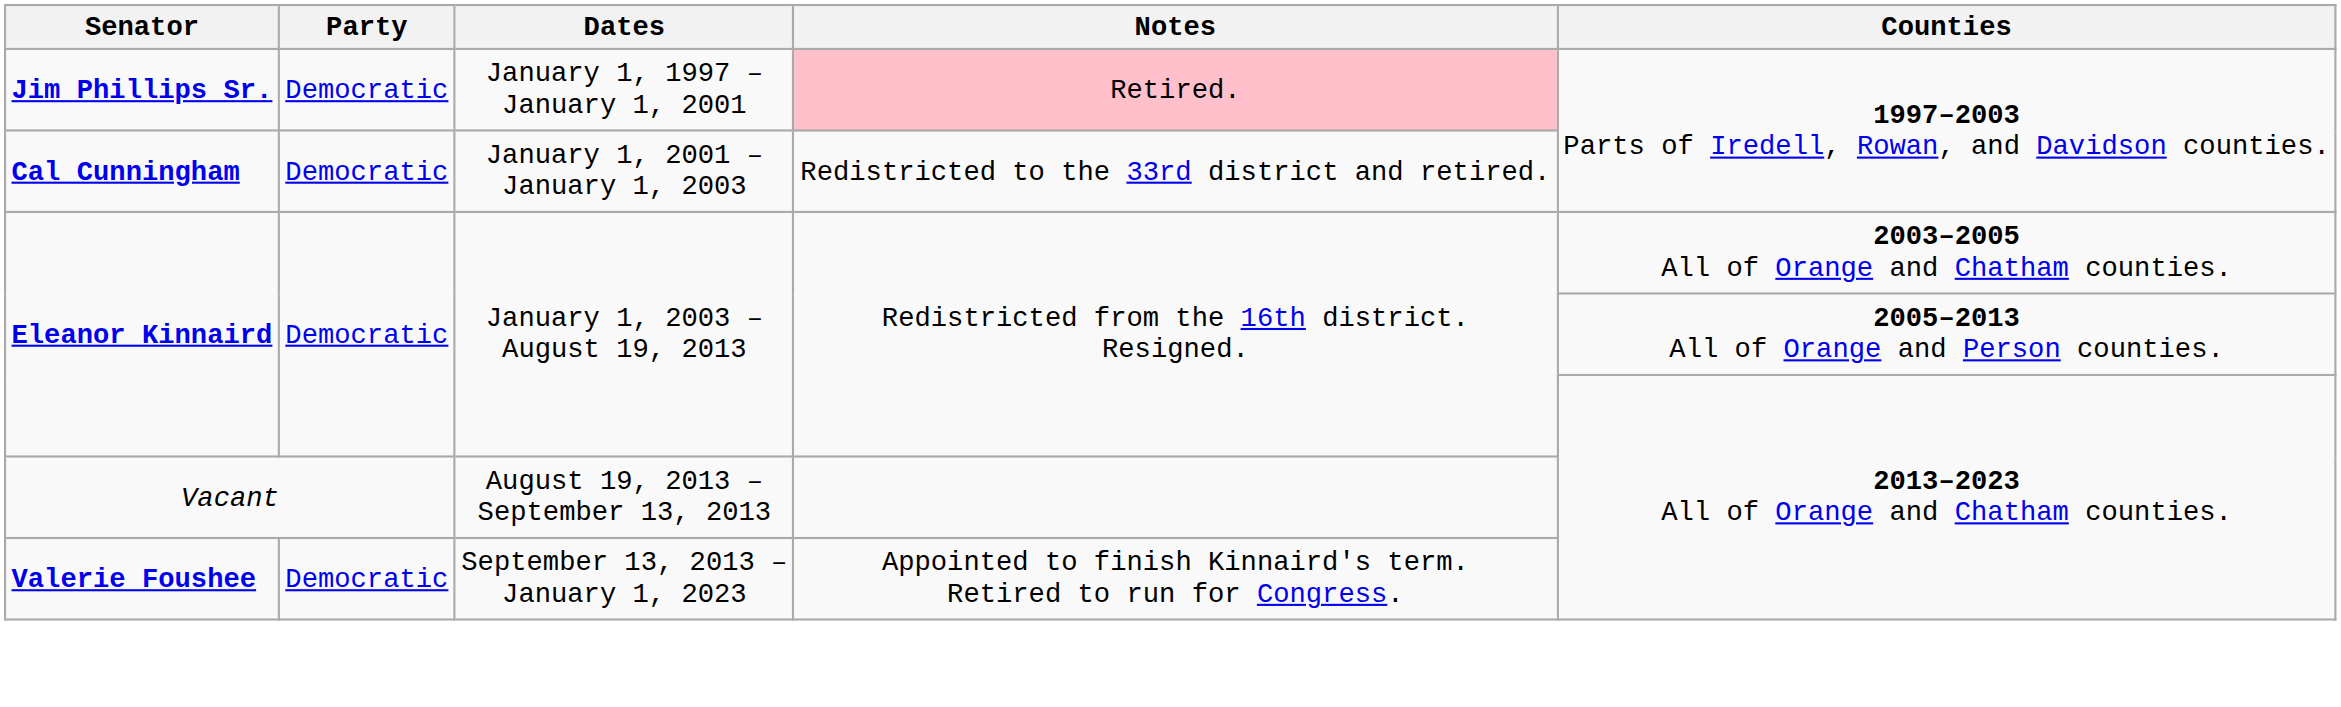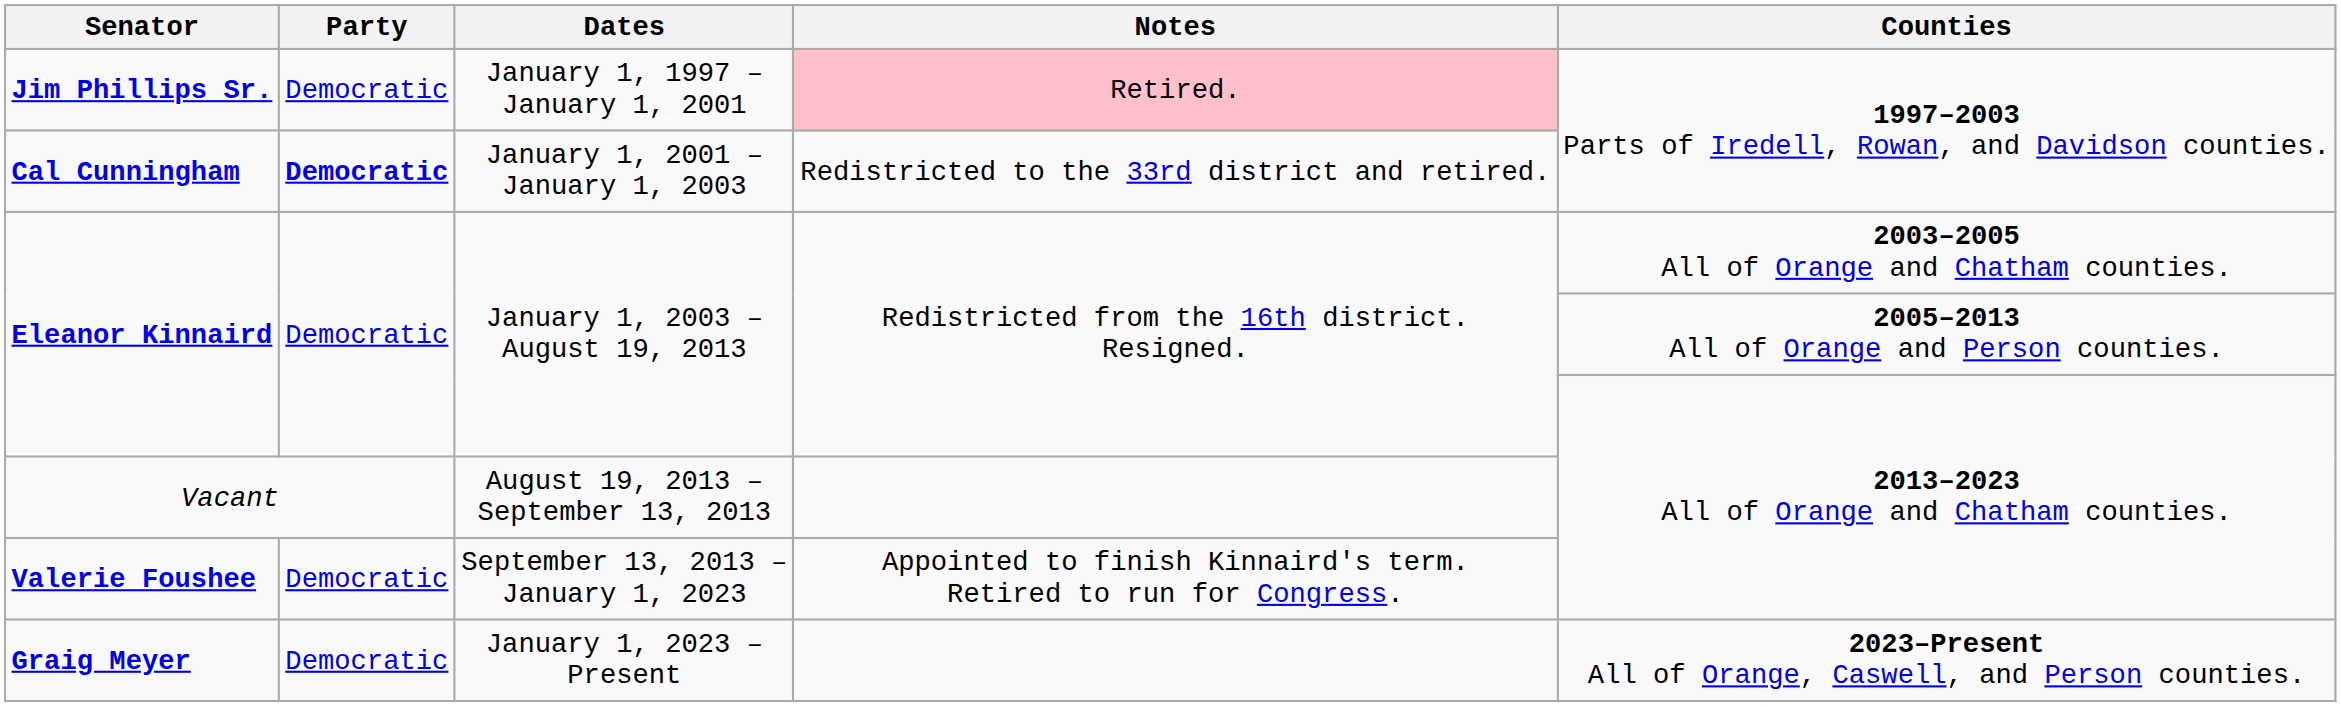(367, 172) normal -> (367, 172) bold
+ row: (101, 661)
